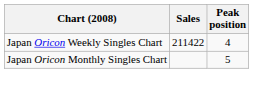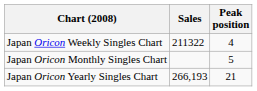(188, 42) 211422 -> (188, 42) 211322
+ row: (82, 77)
